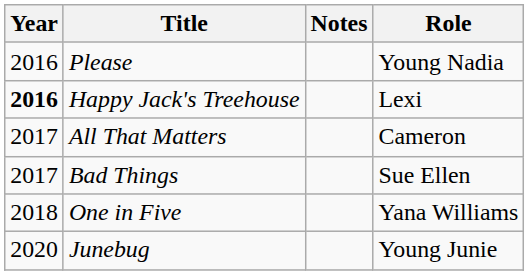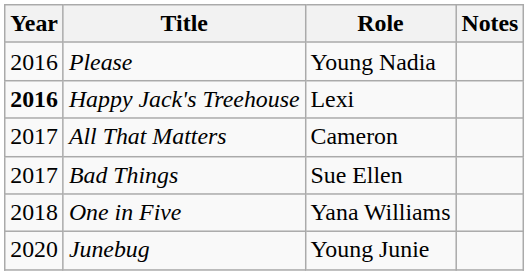columns swapped: (448, 23) <-> (339, 23)
